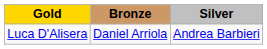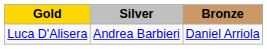columns swapped: (216, 14) <-> (130, 14)
